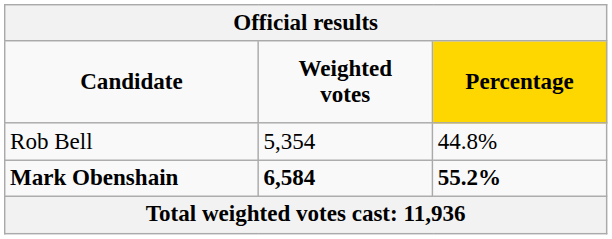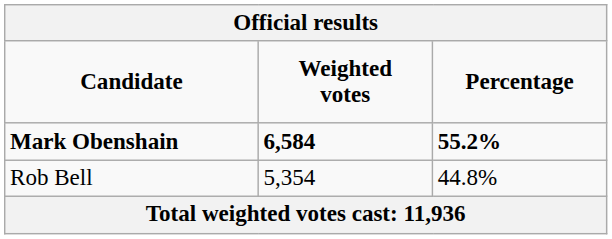(520, 82) gold background -> (520, 82) no background
rows swapped: (94, 177) <-> (51, 141)
